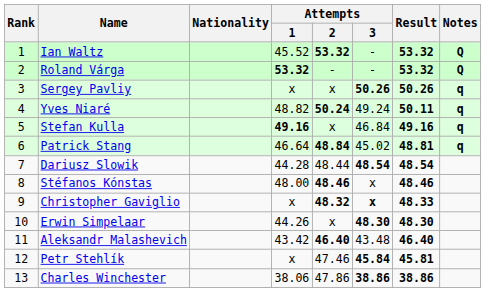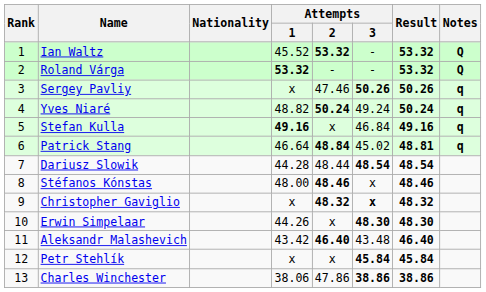(332, 89) x -> (332, 89) 47.46
(416, 108) 50.11 -> (416, 108) 50.24
(416, 202) 48.33 -> (416, 202) 48.32
(332, 259) 47.46 -> (332, 259) x
(416, 259) 45.81 -> (416, 259) 45.84
